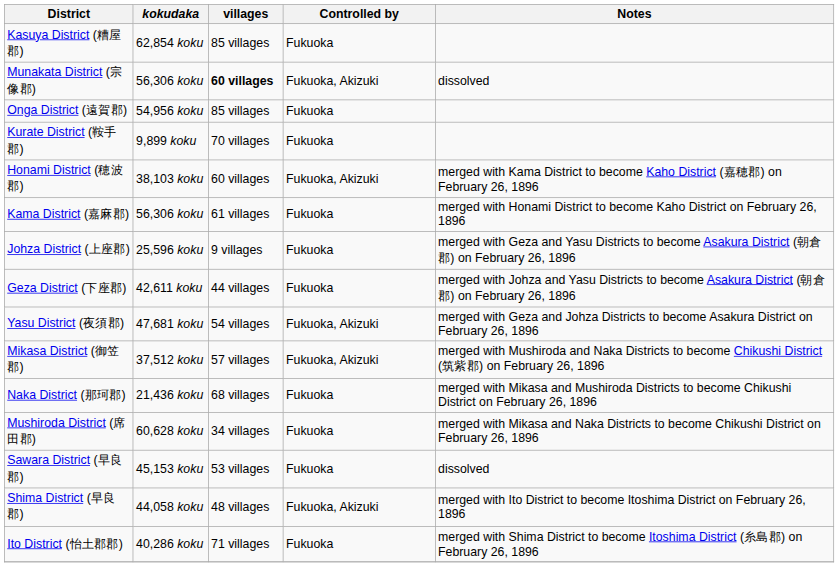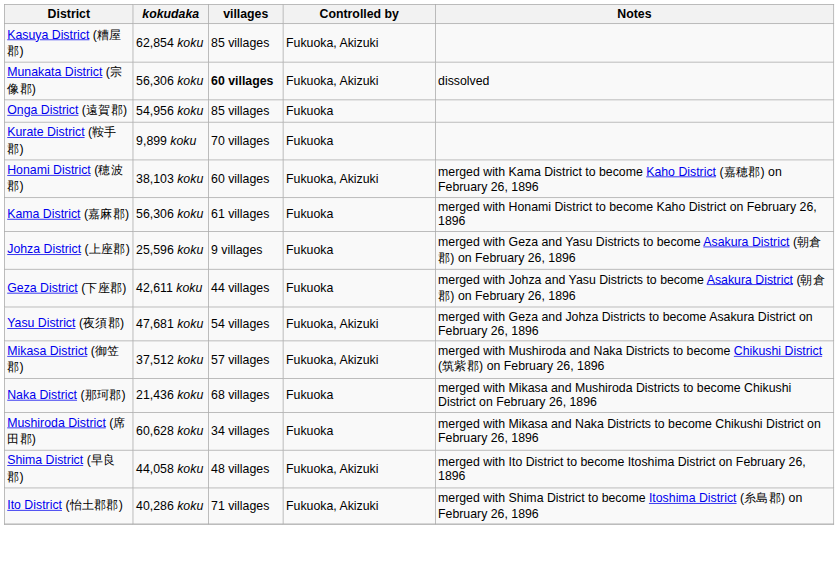(310, 43) Fukuoka -> (332, 43) Fukuoka, Akizuki
- row: (65, 468)
(310, 544) Fukuoka -> (332, 506) Fukuoka, Akizuki
